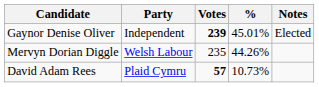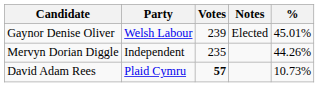columns swapped: (250, 14) <-> (293, 14)
(154, 33) Independent -> (158, 33) Welsh Labour
(217, 33) bold -> (217, 33) normal
(158, 52) Welsh Labour -> (154, 52) Independent
